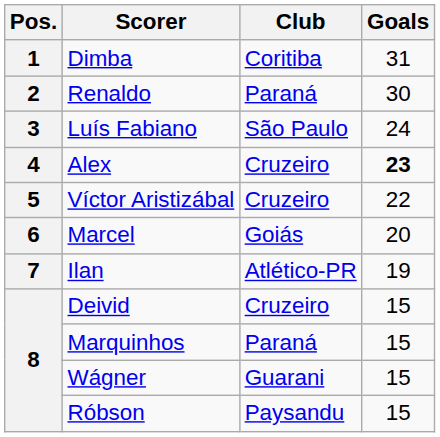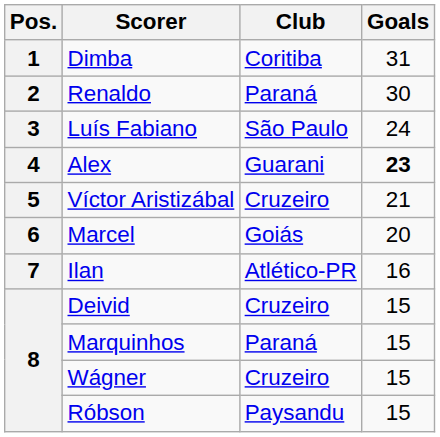(287, 164) Cruzeiro -> (284, 164) Guarani
(398, 199) 22 -> (398, 199) 21
(398, 270) 19 -> (398, 270) 16
(284, 377) Guarani -> (287, 377) Cruzeiro
